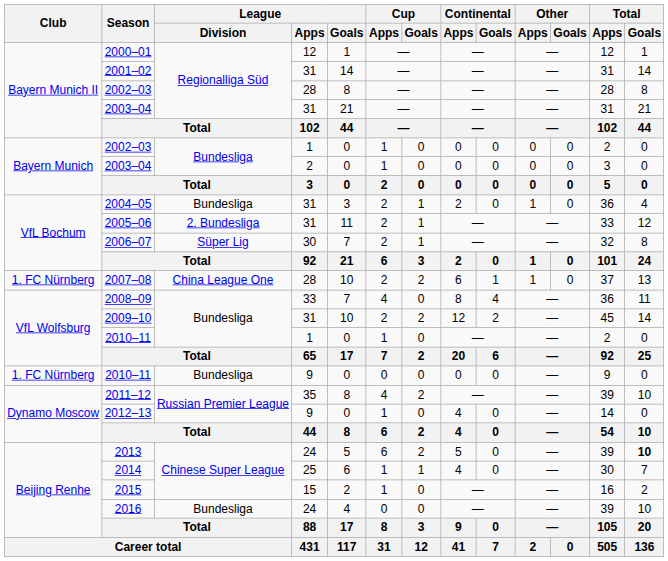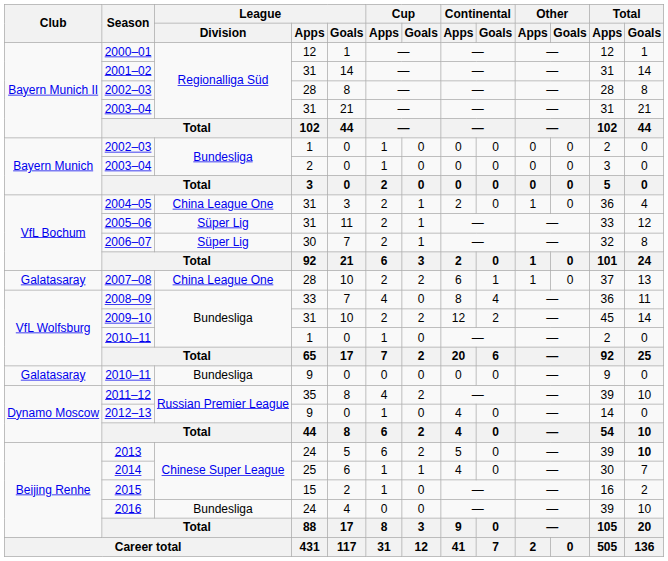(223, 204) Bundesliga -> (223, 204) China League One
(223, 223) 2. Bundesliga -> (223, 223) Süper Lig
(53, 280) 1. FC Nürnberg -> (53, 280) Galatasaray
(53, 375) 1. FC Nürnberg -> (53, 375) Galatasaray
